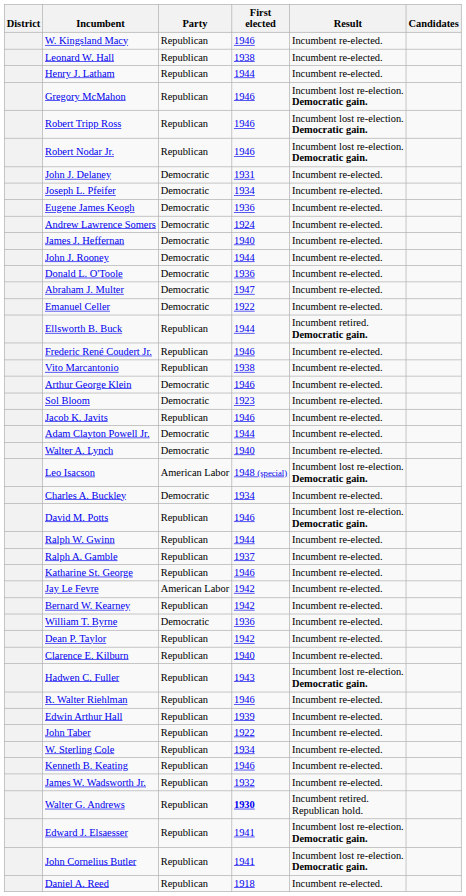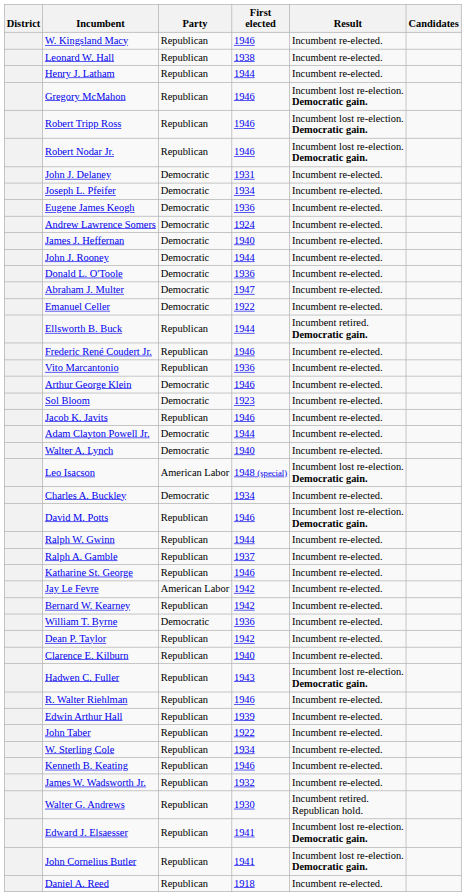(244, 368) 1938 -> (244, 368) 1936
(244, 804) bold -> (244, 804) normal
